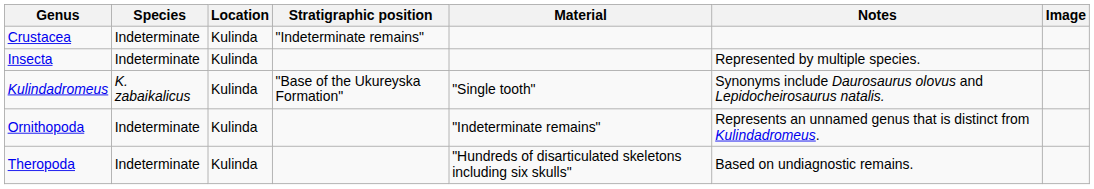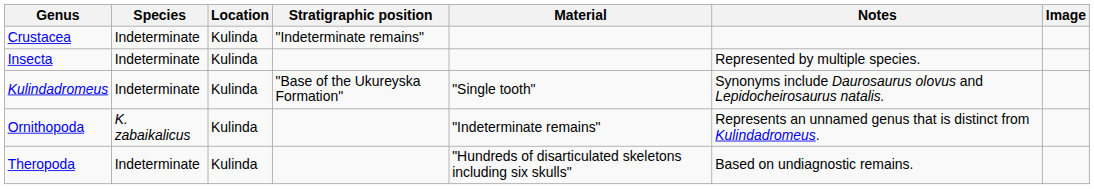(153, 89) K. zabaikalicus -> (157, 89) Indeterminate
(157, 127) Indeterminate -> (153, 127) K. zabaikalicus
